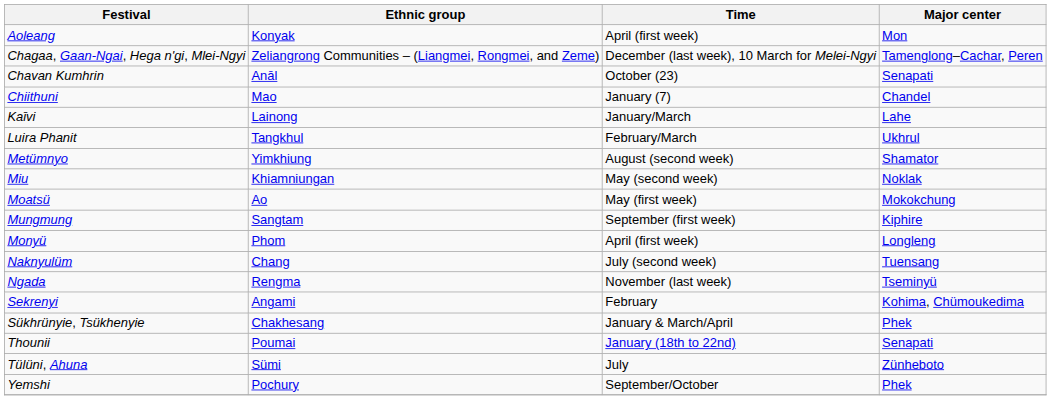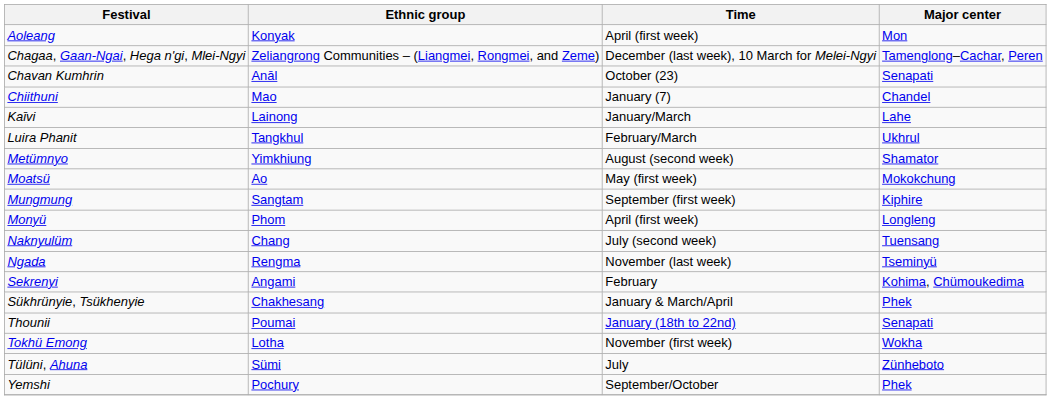- row: (18, 179)
+ row: (47, 343)
